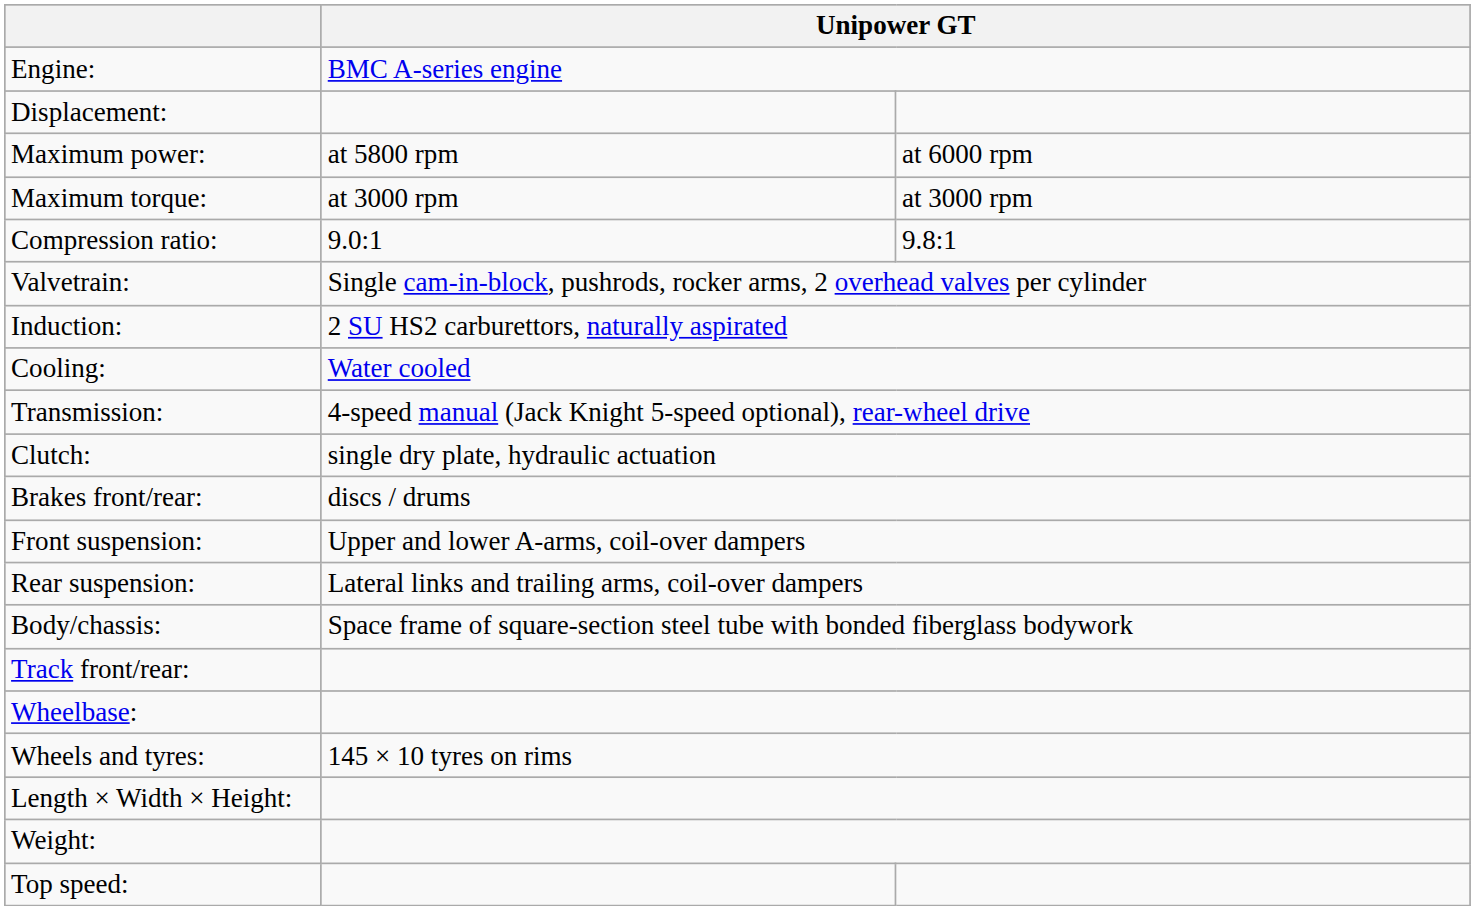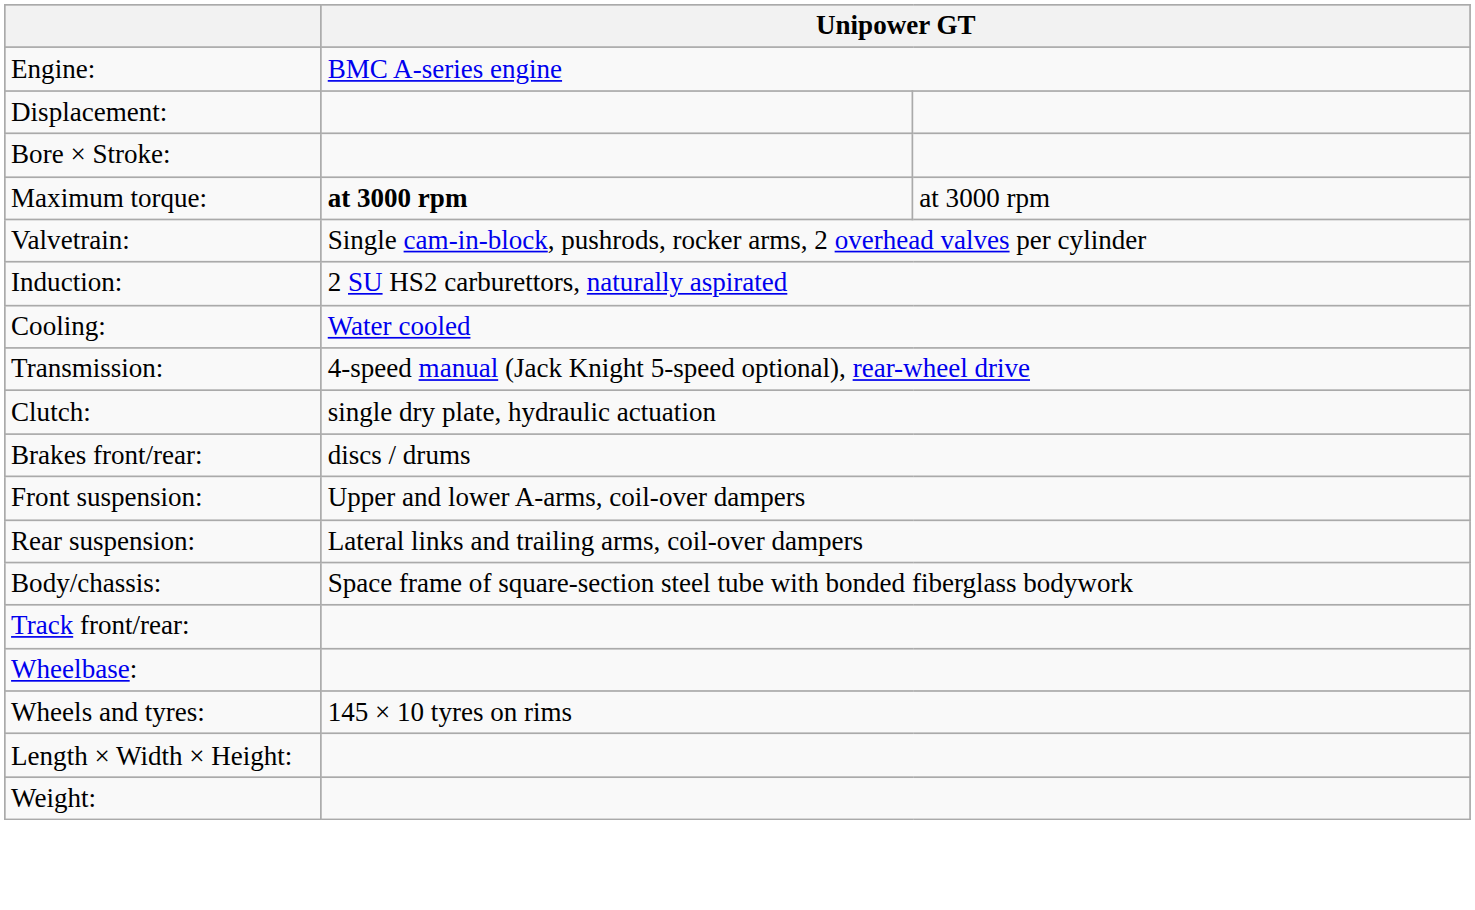+ row: (94, 154)
- row: (112, 154)
(393, 197) normal -> (398, 197) bold
- row: (118, 240)
- row: (73, 883)
